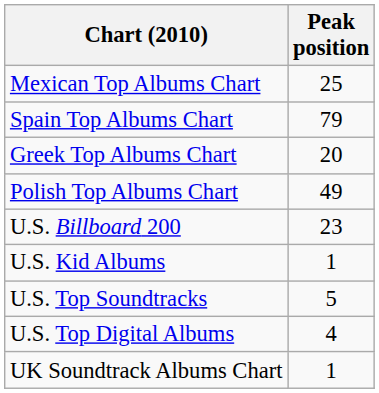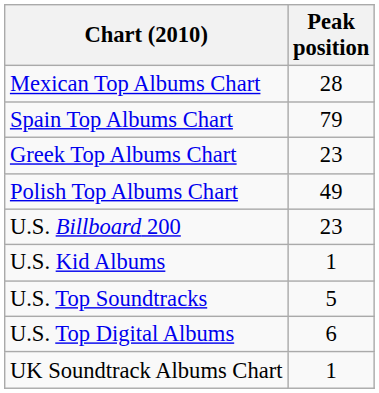(331, 83) 25 -> (331, 83) 28
(331, 155) 20 -> (331, 155) 23
(331, 333) 4 -> (331, 333) 6
